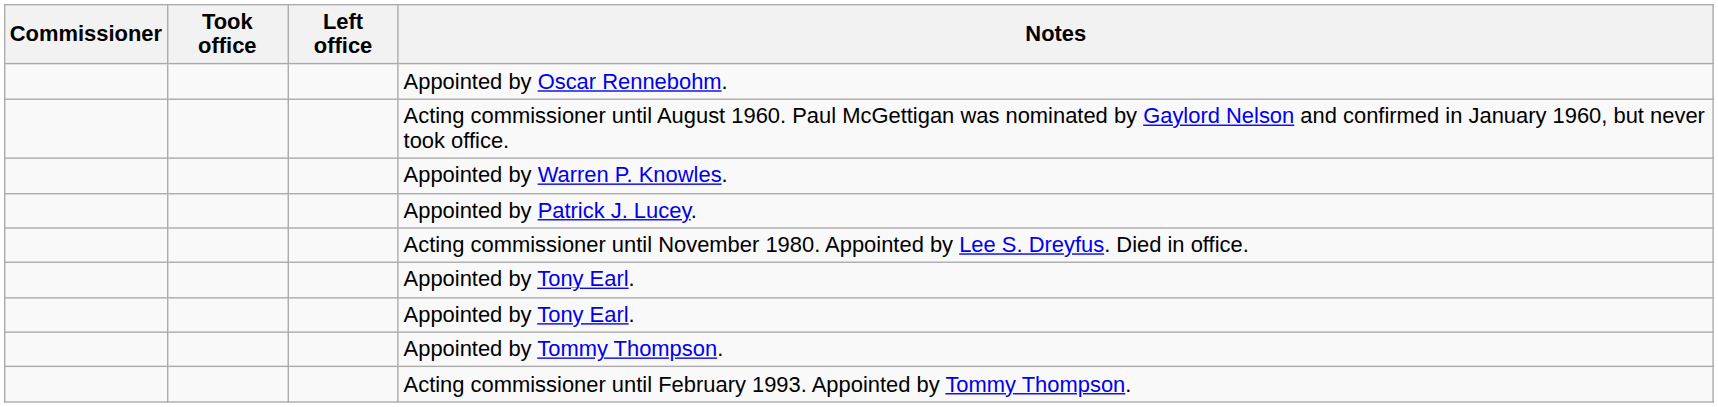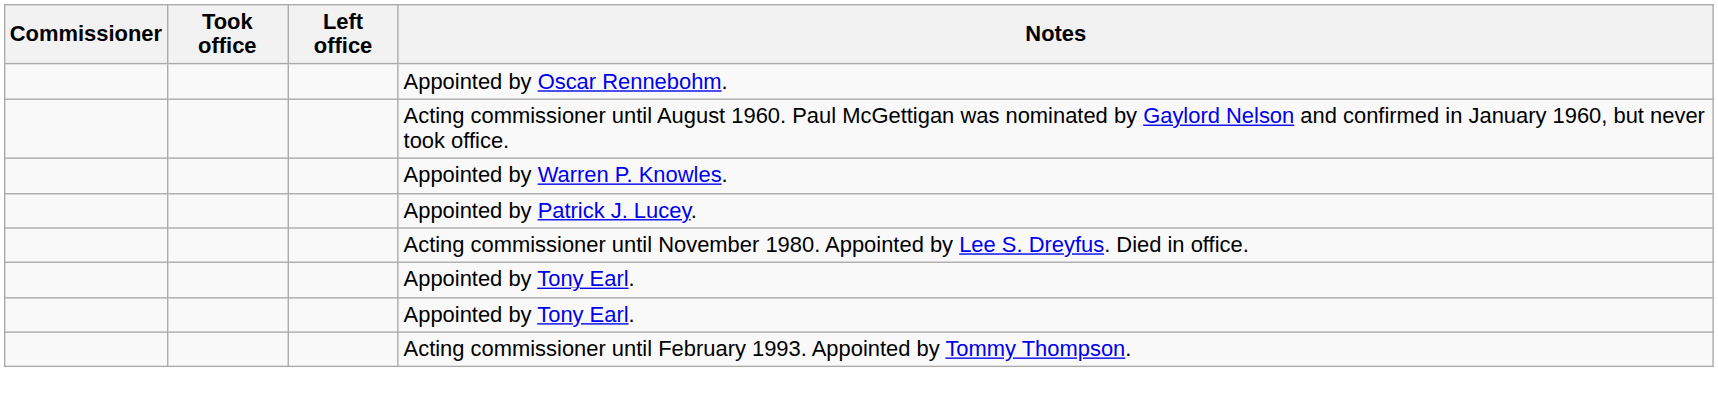- row: (86, 349)
